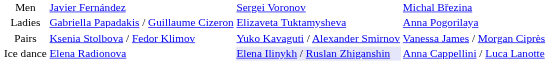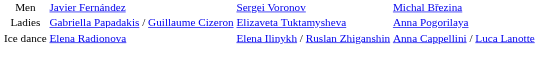- row: (25, 38)
(313, 53) lavender background -> (313, 38) no background
